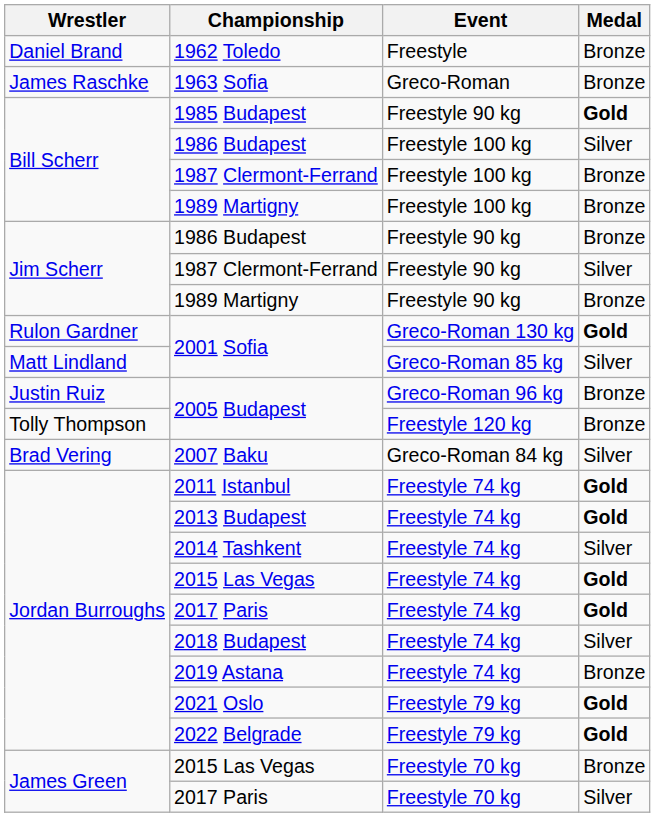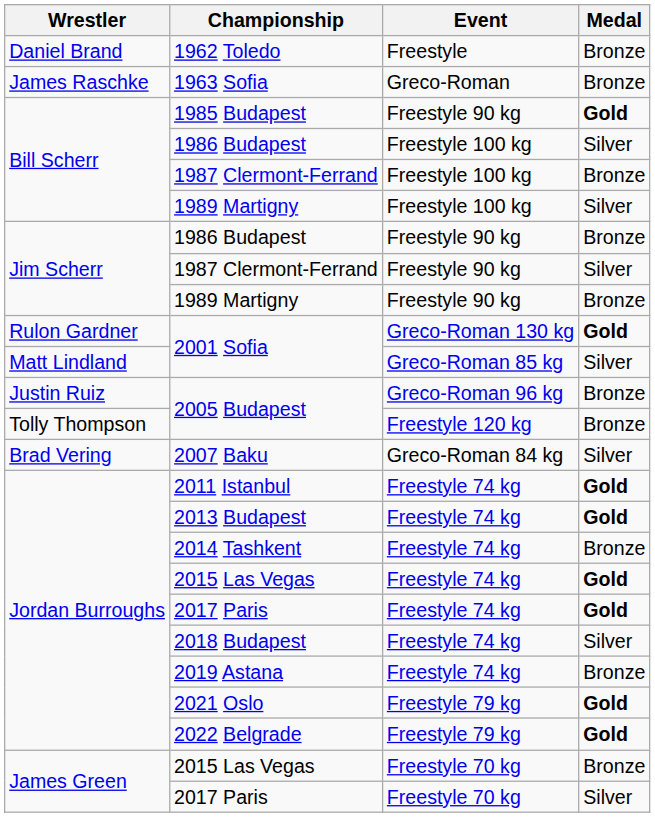(614, 207) Bronze -> (608, 207) Silver
(608, 548) Silver -> (614, 548) Bronze
